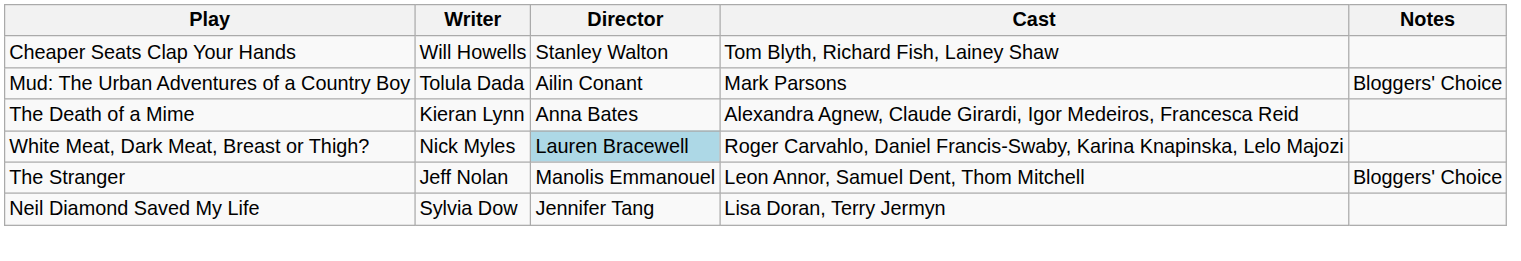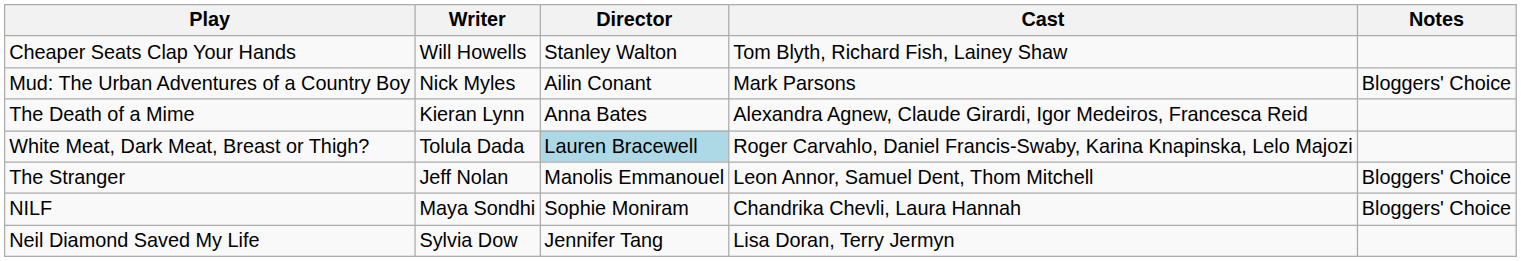(472, 83) Tolula Dada -> (467, 83) Nick Myles
(467, 146) Nick Myles -> (472, 146) Tolula Dada
+ row: (31, 209)
